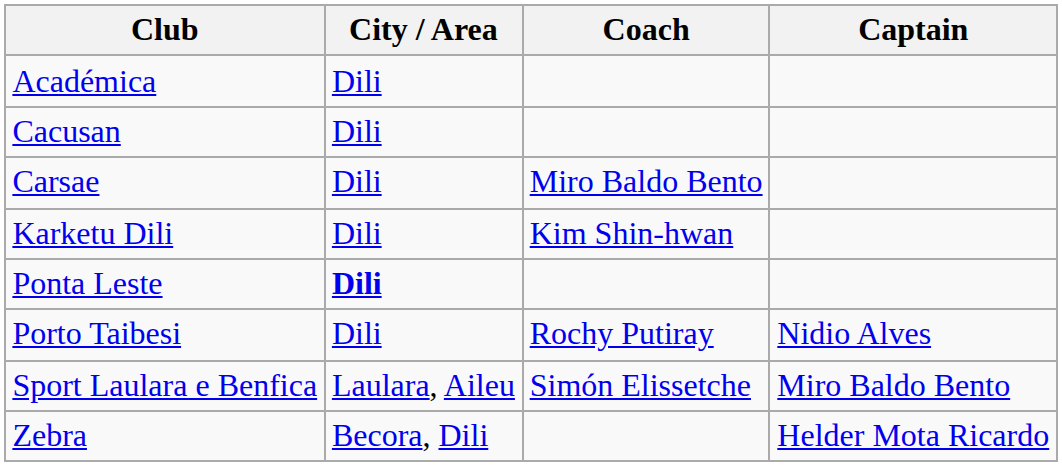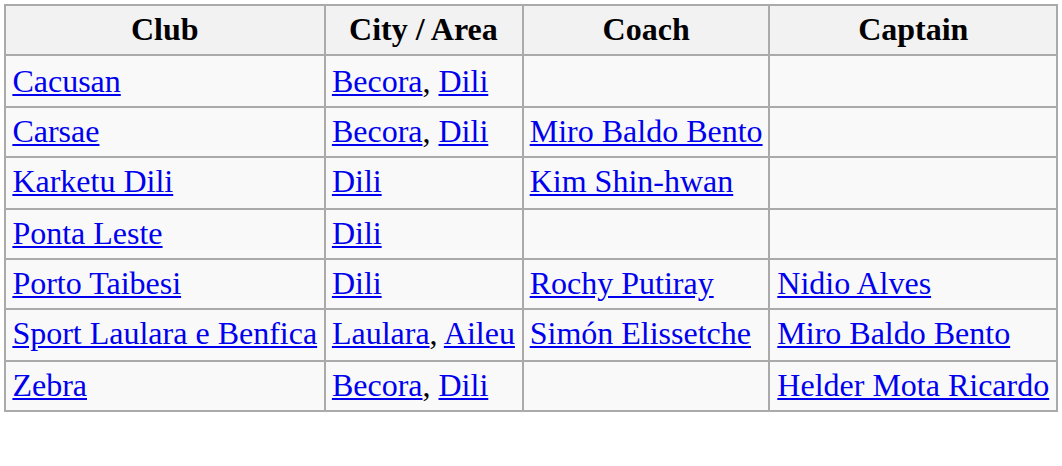- row: (84, 80)
(357, 131) Dili -> (410, 80) Becora, Dili
(357, 182) Dili -> (410, 131) Becora, Dili
(357, 283) bold -> (357, 232) normal
